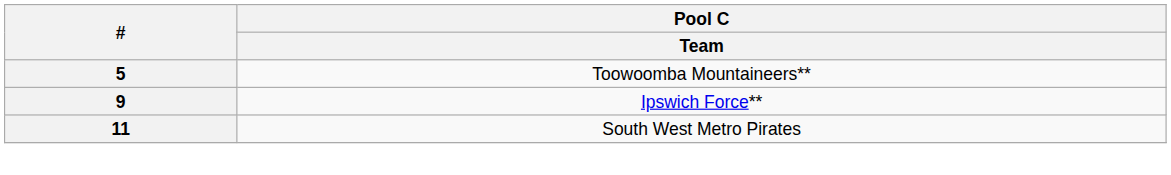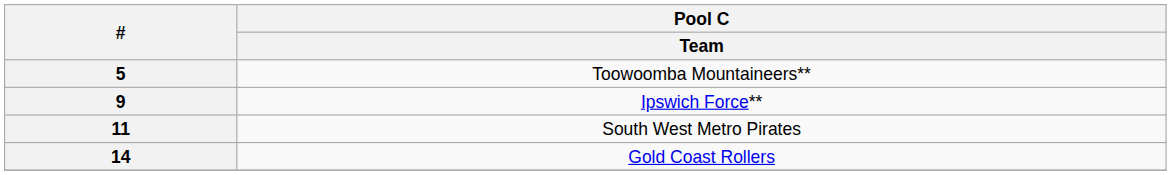+ row: (121, 157)
